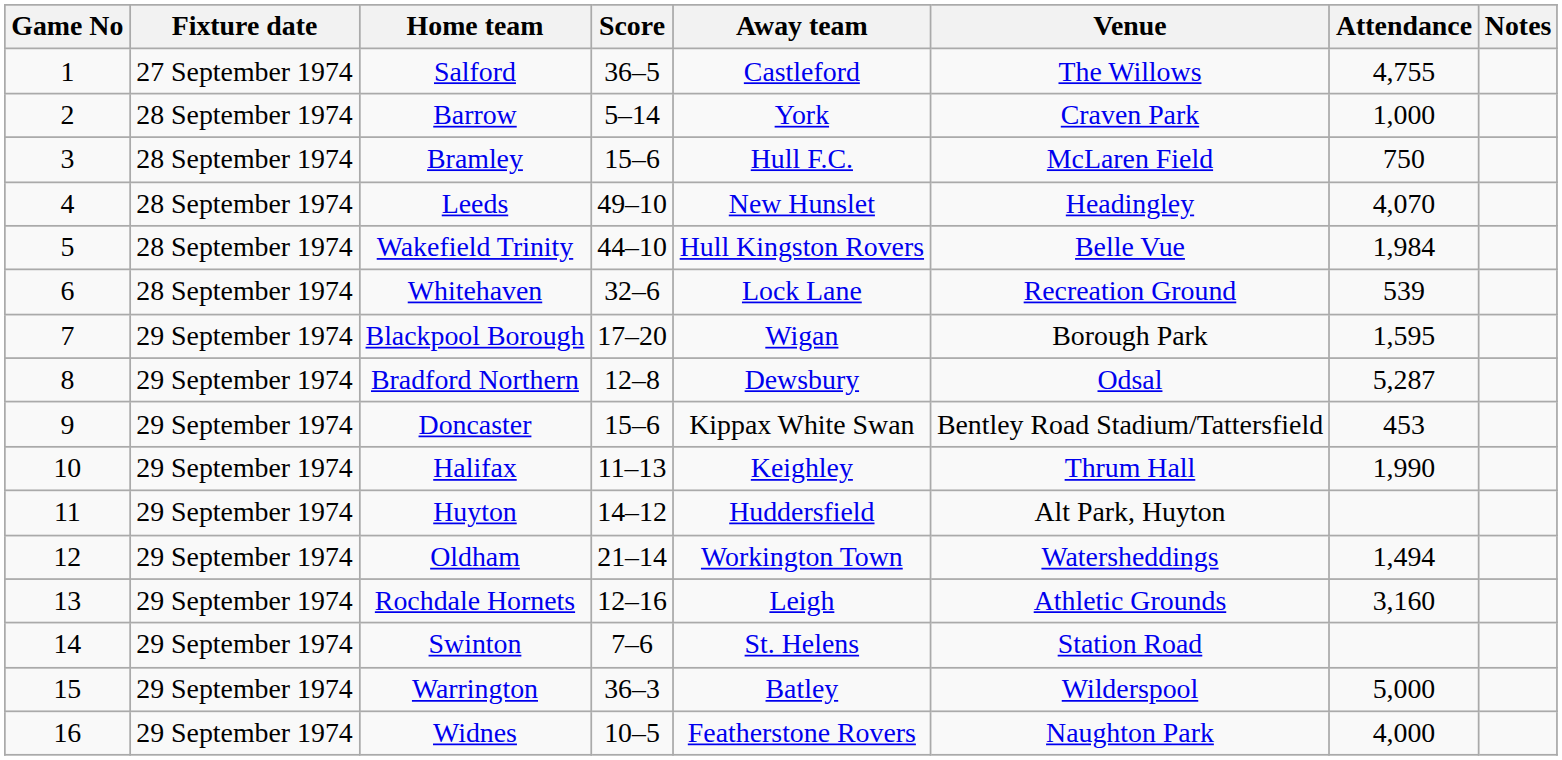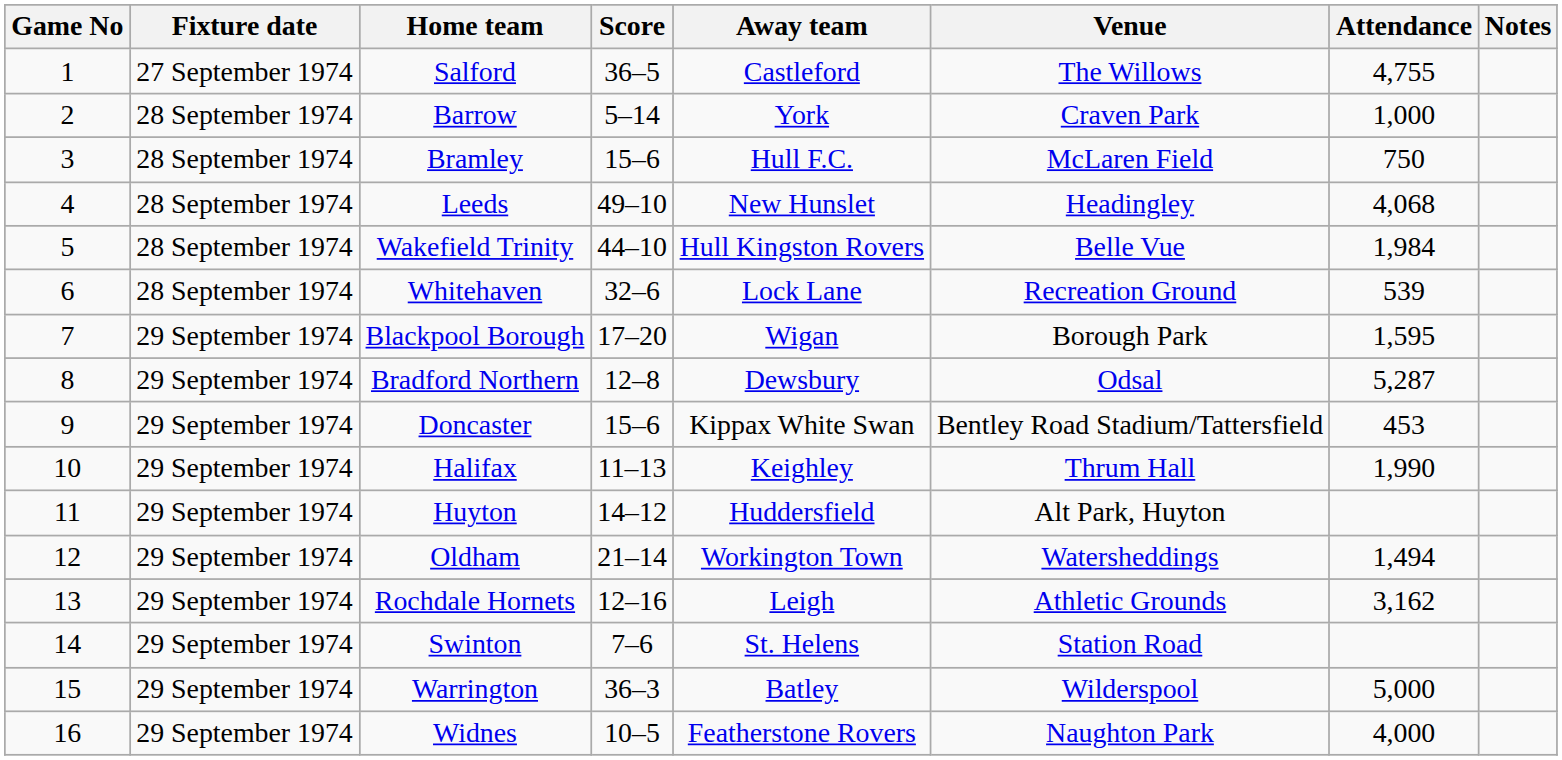(1404, 203) 4,070 -> (1404, 203) 4,068
(1404, 600) 3,160 -> (1404, 600) 3,162
